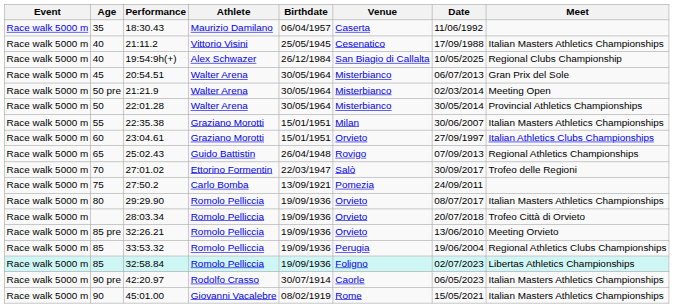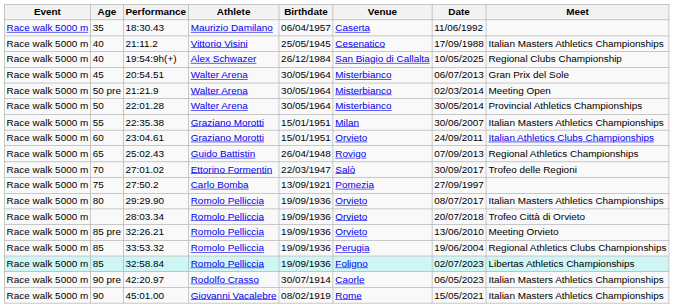(459, 138) 27/09/1997 -> (459, 138) 24/09/2011
(459, 185) 24/09/2011 -> (459, 185) 27/09/1997
